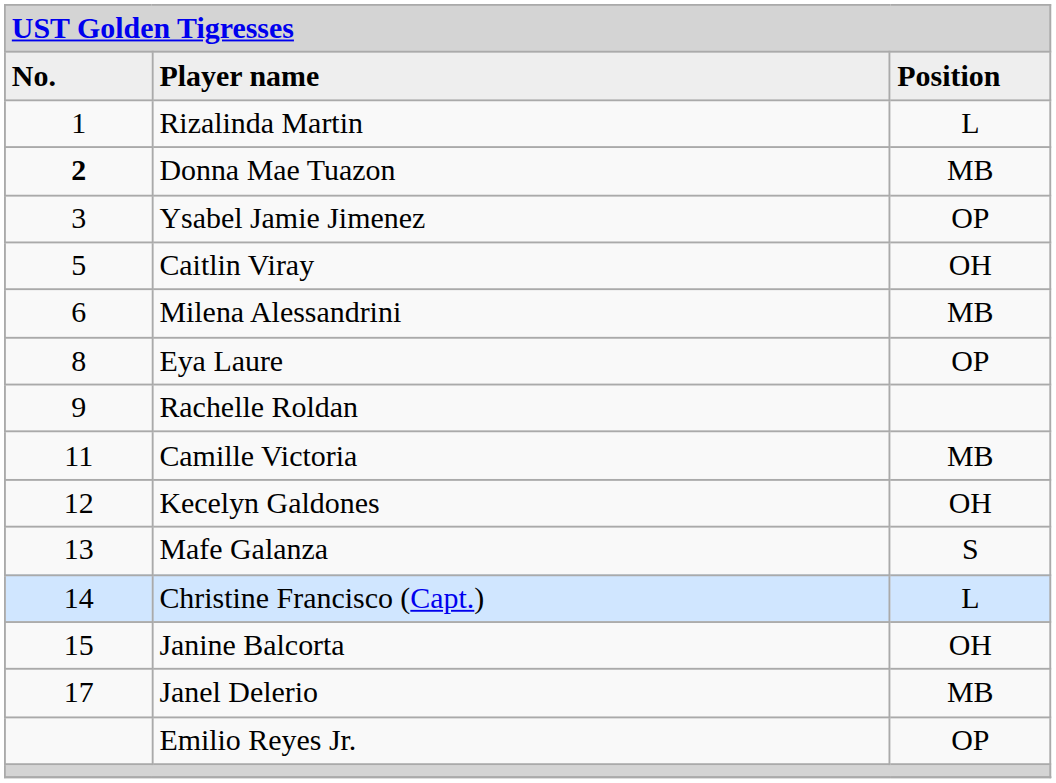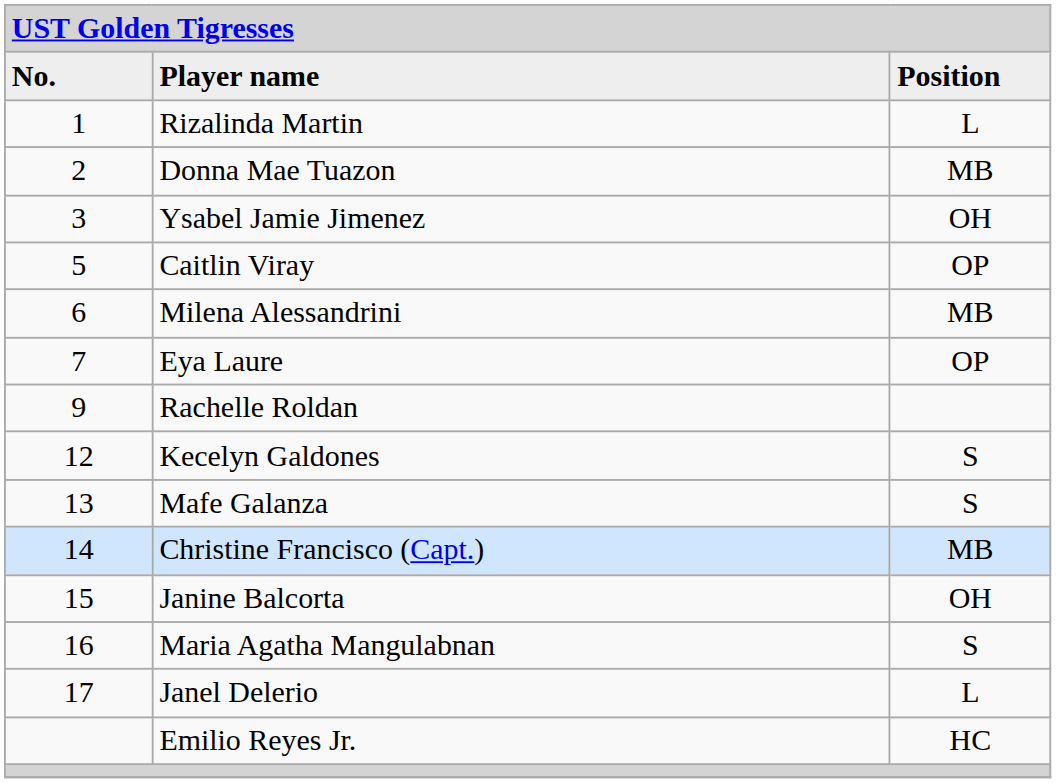(79, 170) bold -> (79, 170) normal
(970, 218) OP -> (970, 218) OH
(970, 265) OH -> (970, 265) OP
(79, 360) 8 -> (79, 360) 7
- row: (258, 455)
(970, 502) OH -> (970, 455) S
(970, 597) L -> (970, 550) MB
+ row: (327, 645)
(970, 692) MB -> (970, 692) L
(970, 739) OP -> (970, 739) HC
